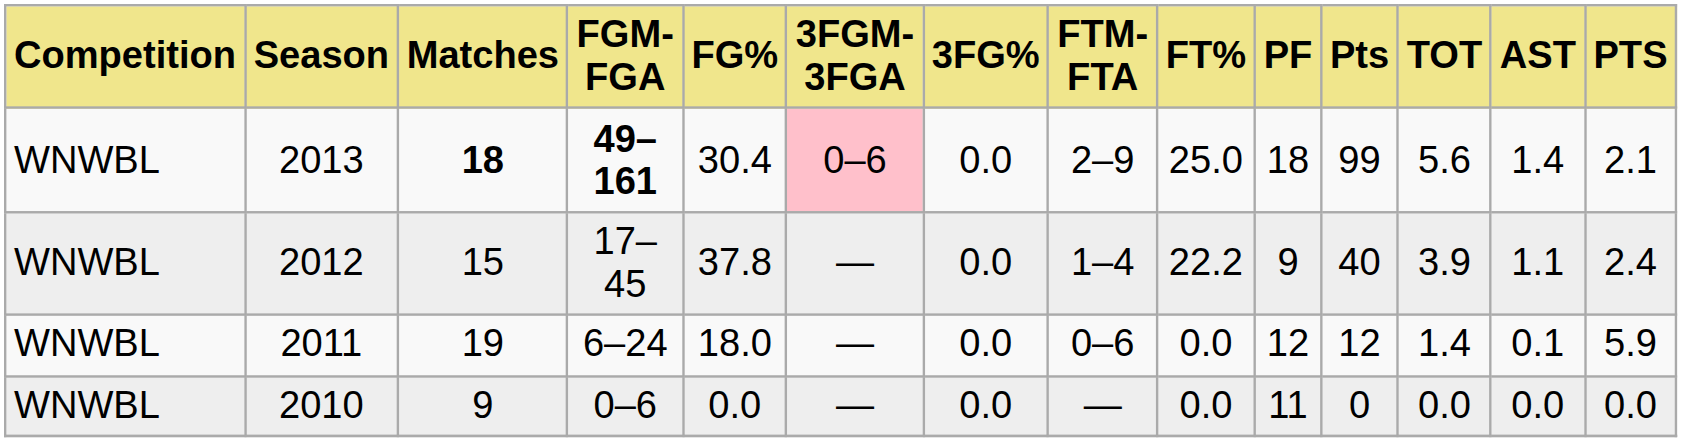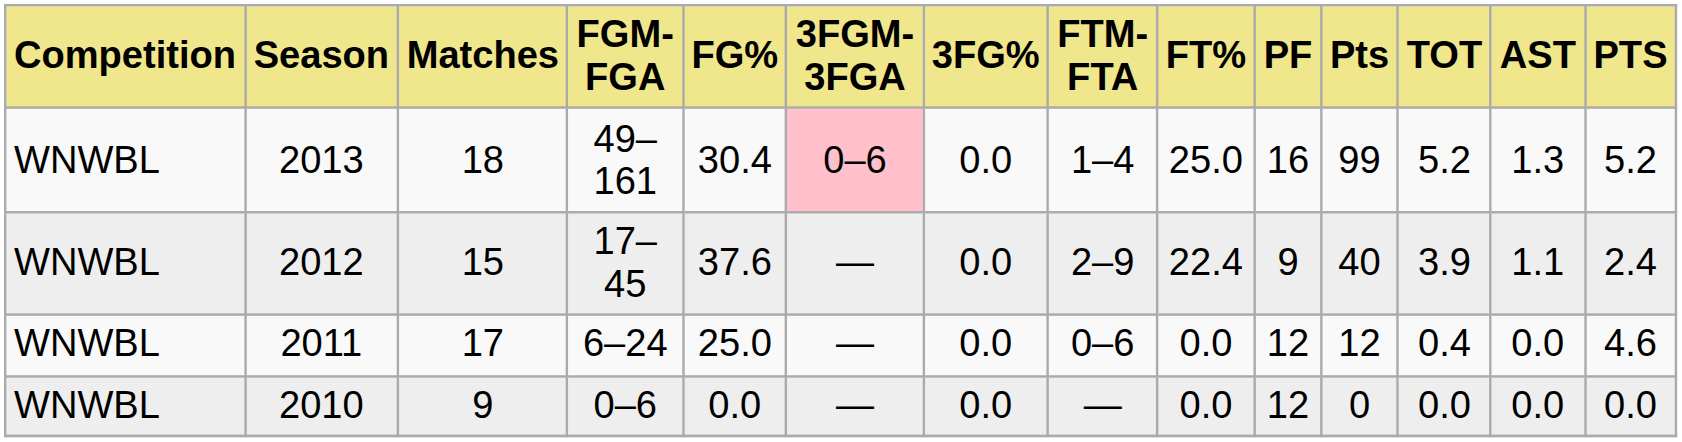(483, 159) bold -> (483, 159) normal
(625, 159) bold -> (625, 159) normal
(1103, 159) 2–9 -> (1103, 159) 1–4
(1288, 159) 18 -> (1288, 159) 16
(1444, 159) 5.6 -> (1444, 159) 5.2
(1538, 159) 1.4 -> (1538, 159) 1.3
(1631, 159) 2.1 -> (1631, 159) 5.2
(735, 262) 37.8 -> (735, 262) 37.6
(1103, 262) 1–4 -> (1103, 262) 2–9
(1206, 262) 22.2 -> (1206, 262) 22.4
(483, 344) 19 -> (483, 344) 17
(735, 344) 18.0 -> (735, 344) 25.0
(1444, 344) 1.4 -> (1444, 344) 0.4
(1538, 344) 0.1 -> (1538, 344) 0.0
(1631, 344) 5.9 -> (1631, 344) 4.6
(1288, 404) 11 -> (1288, 404) 12
